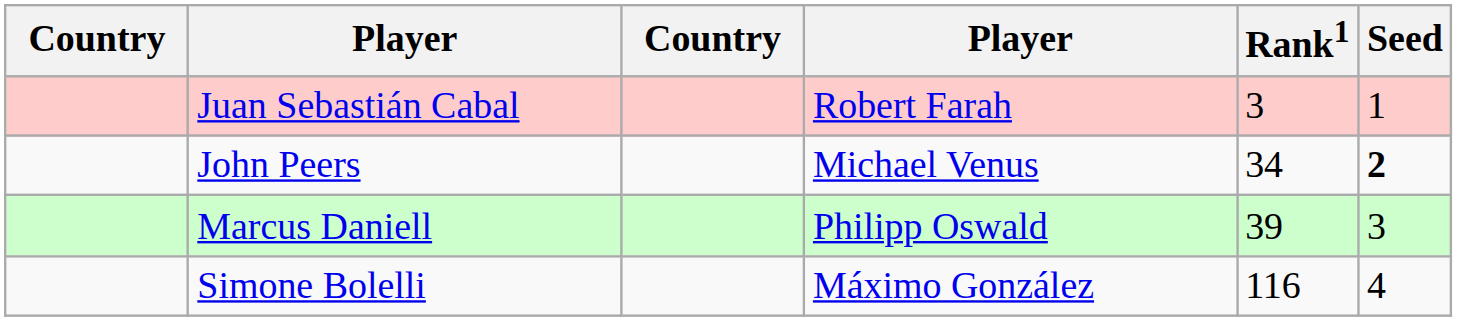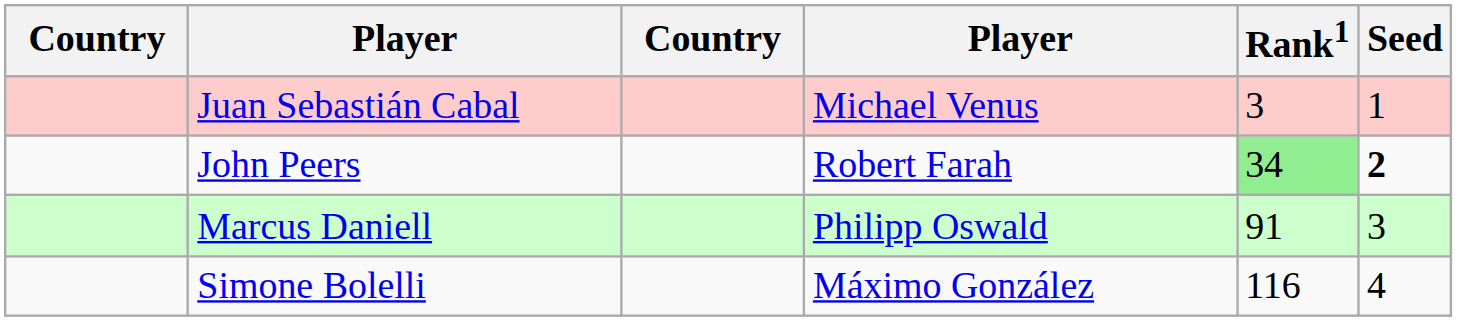(912, 104) Robert Farah -> (926, 104) Michael Venus
(926, 165) Michael Venus -> (912, 165) Robert Farah
(1264, 165) no background -> (1264, 165) lightgreen background
(1264, 225) 39 -> (1264, 225) 91
